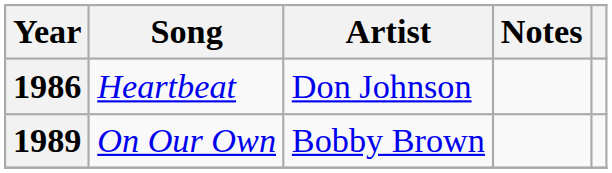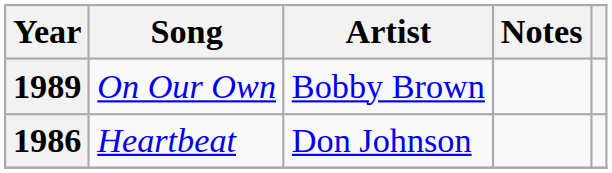rows swapped: (47, 85) <-> (47, 140)
